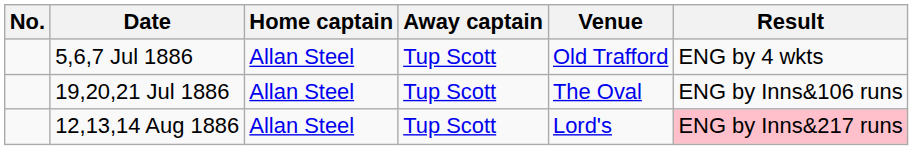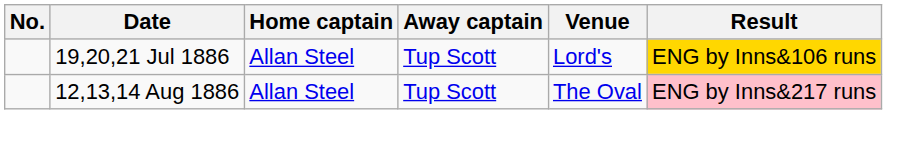- row: (124, 56)
(597, 91) The Oval -> (582, 56) Lord's
(791, 91) no background -> (764, 56) gold background
(582, 126) Lord's -> (597, 91) The Oval
